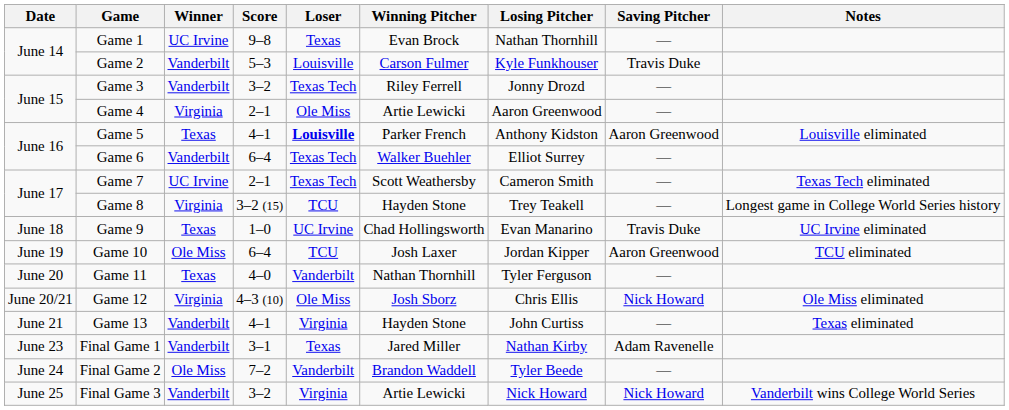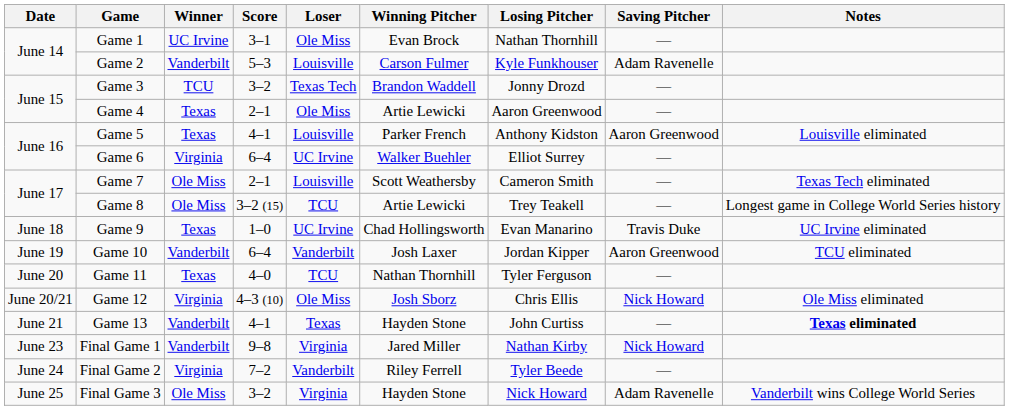(260, 39) 9–8 -> (260, 39) 3–1
(323, 39) Texas -> (323, 39) Ole Miss
(664, 63) Travis Duke -> (664, 63) Adam Ravenelle
(199, 87) Vanderbilt -> (199, 87) TCU
(424, 87) Riley Ferrell -> (424, 87) Brandon Waddell
(198, 110) Virginia -> (199, 110) Texas
(323, 134) bold -> (323, 134) normal
(199, 157) Vanderbilt -> (198, 157) Virginia
(323, 157) Texas Tech -> (323, 157) UC Irvine
(199, 181) UC Irvine -> (198, 181) Ole Miss
(323, 181) Texas Tech -> (323, 181) Louisville
(198, 205) Virginia -> (198, 205) Ole Miss
(424, 205) Hayden Stone -> (424, 205) Artie Lewicki
(198, 252) Ole Miss -> (199, 252) Vanderbilt
(323, 252) TCU -> (323, 252) Vanderbilt
(323, 275) Vanderbilt -> (323, 275) TCU
(323, 323) Virginia -> (323, 323) Texas
(863, 323) normal -> (863, 323) bold
(260, 346) 3–1 -> (260, 346) 9–8
(323, 346) Texas -> (323, 346) Virginia
(664, 346) Adam Ravenelle -> (664, 346) Nick Howard
(198, 370) Ole Miss -> (198, 370) Virginia
(424, 370) Brandon Waddell -> (424, 370) Riley Ferrell
(199, 393) Vanderbilt -> (198, 393) Ole Miss
(424, 393) Artie Lewicki -> (424, 393) Hayden Stone
(664, 393) Nick Howard -> (664, 393) Adam Ravenelle
